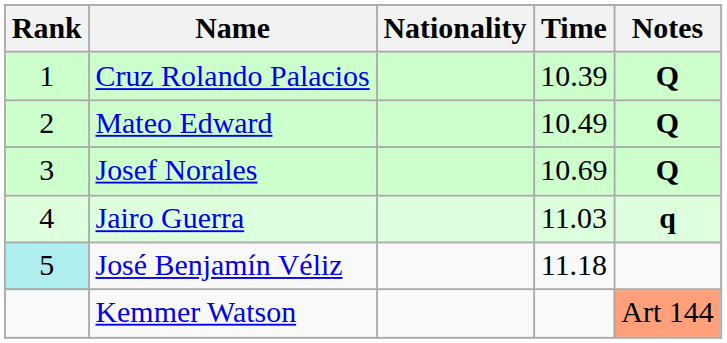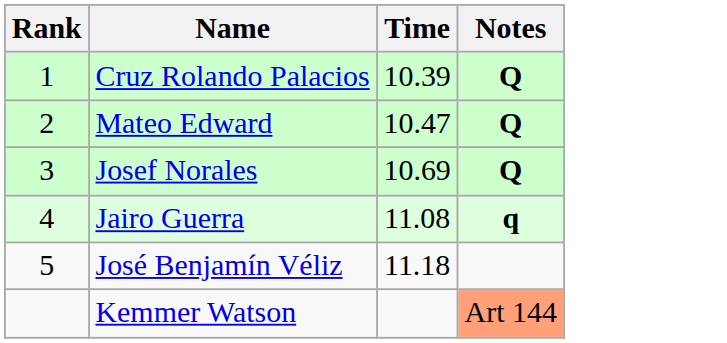- column: (455, 28)
(574, 123) 10.49 -> (417, 123) 10.47
(574, 218) 11.03 -> (417, 218) 11.08
(47, 265) paleturquoise background -> (47, 265) no background
